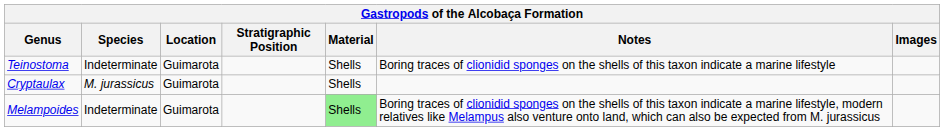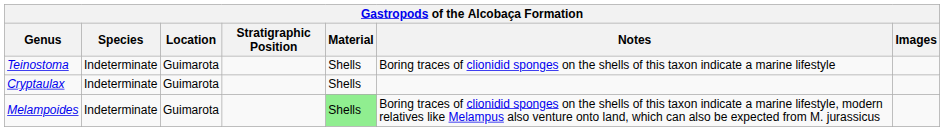(119, 84) M. jurassicus -> (121, 84) Indeterminate
